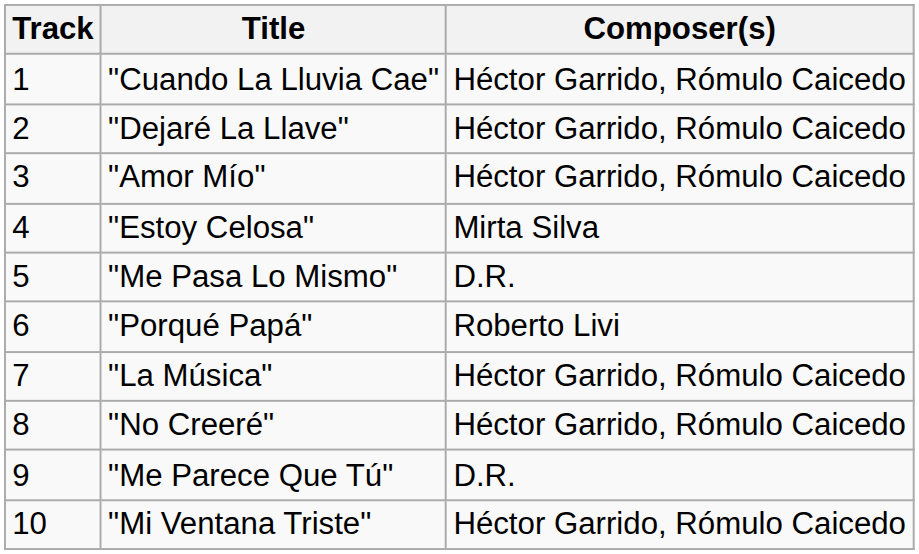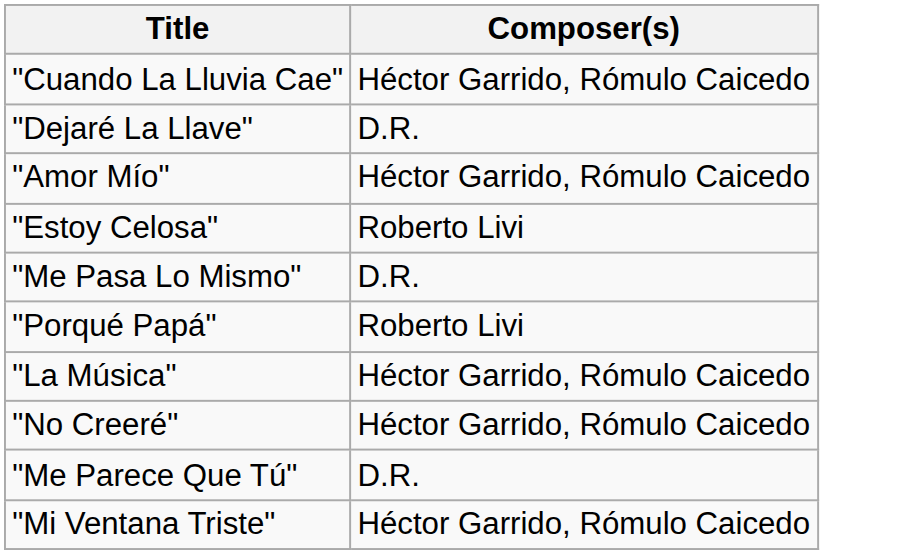- column: (53, 29)
(680, 128) Héctor Garrido, Rómulo Caicedo -> (389, 128) D.R.
(526, 227) Mirta Silva -> (441, 227) Roberto Livi
